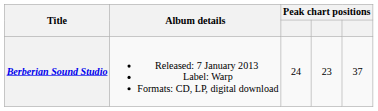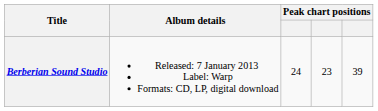(357, 71) 37 -> (357, 71) 39
